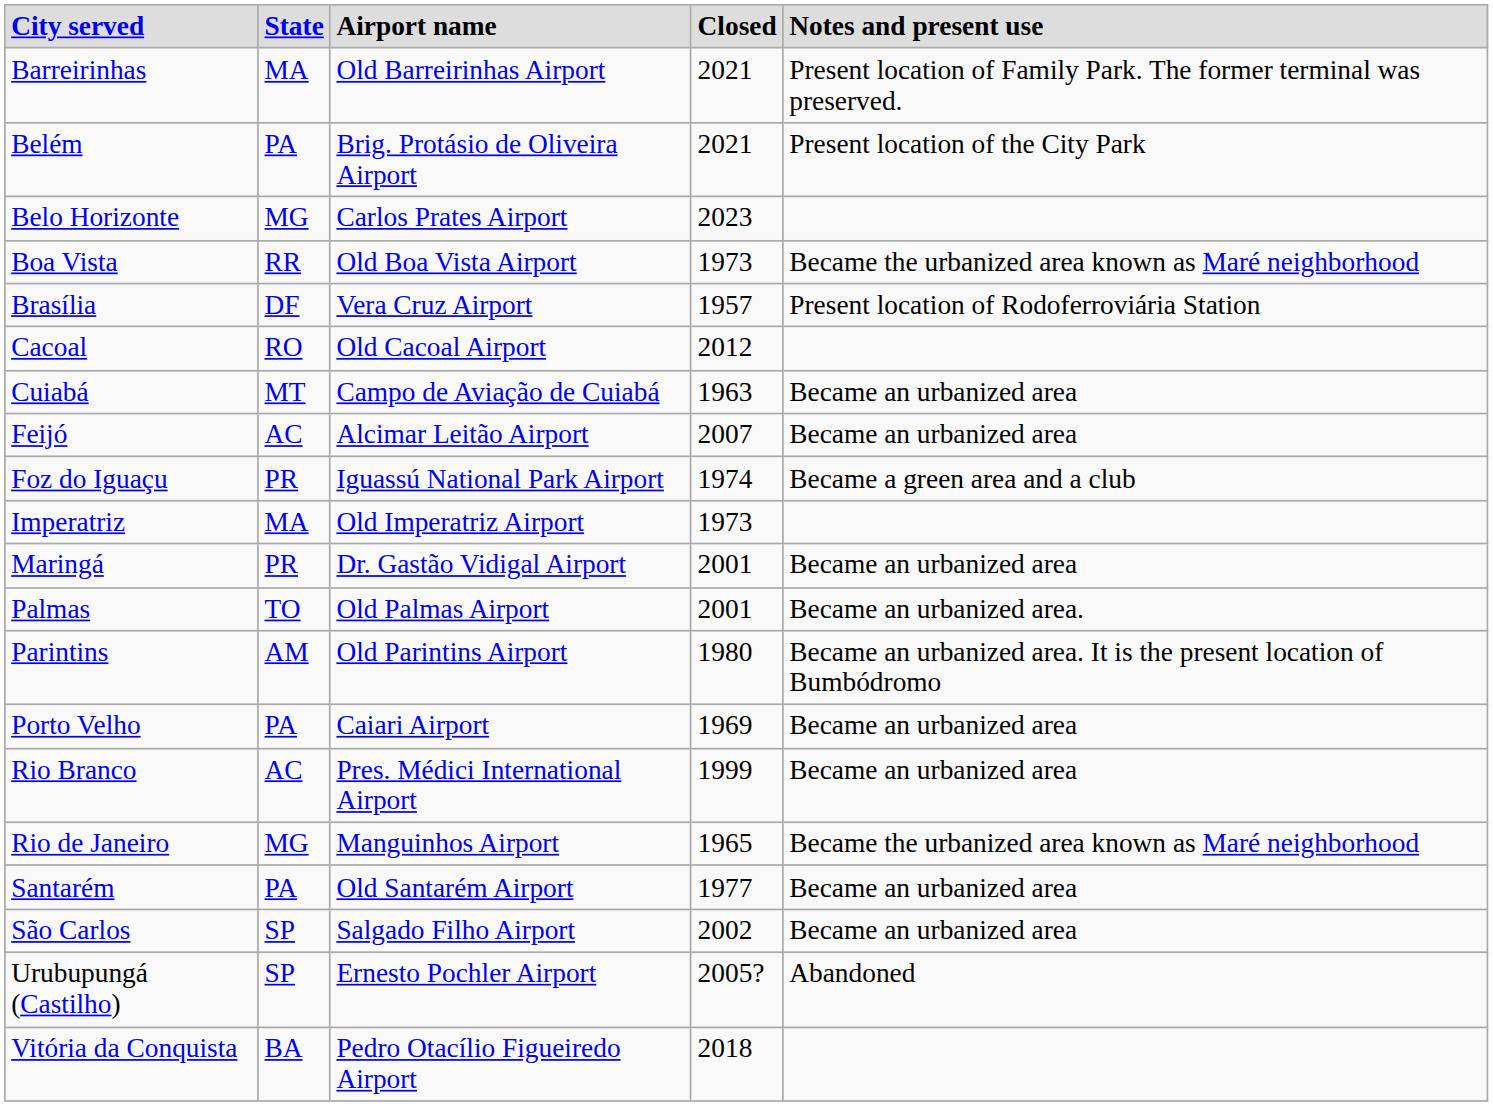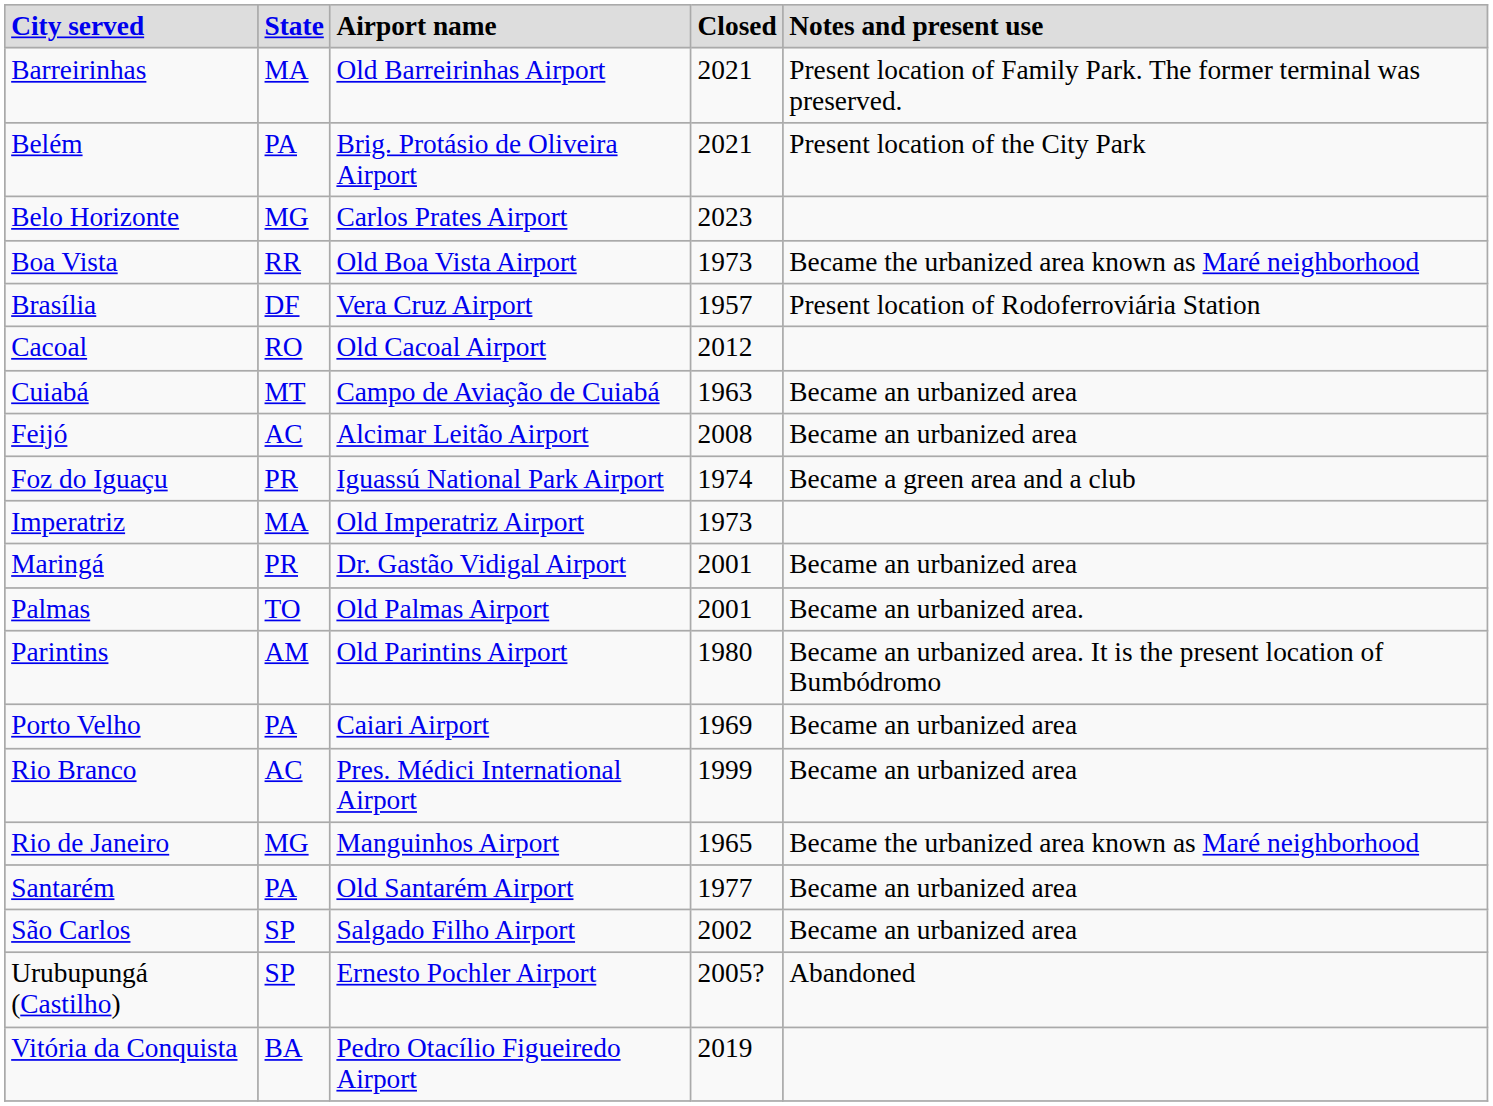(725, 434) 2007 -> (725, 434) 2008
(725, 1047) 2018 -> (725, 1047) 2019
